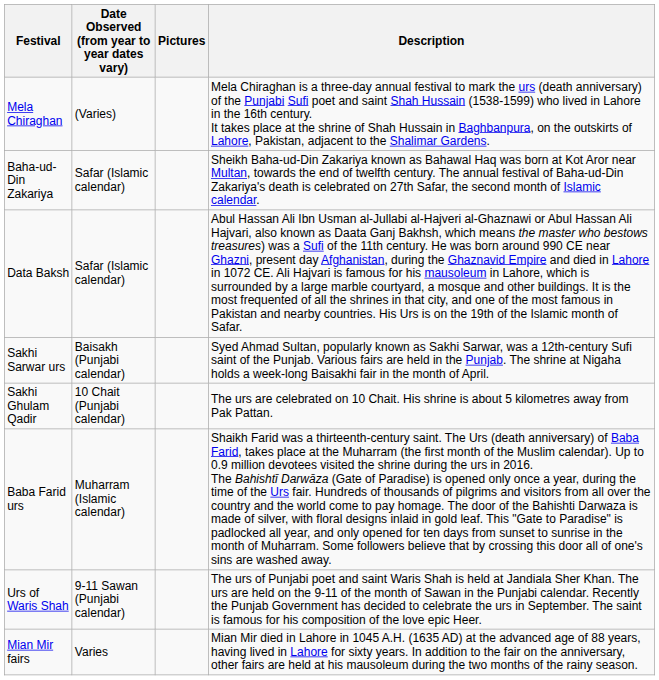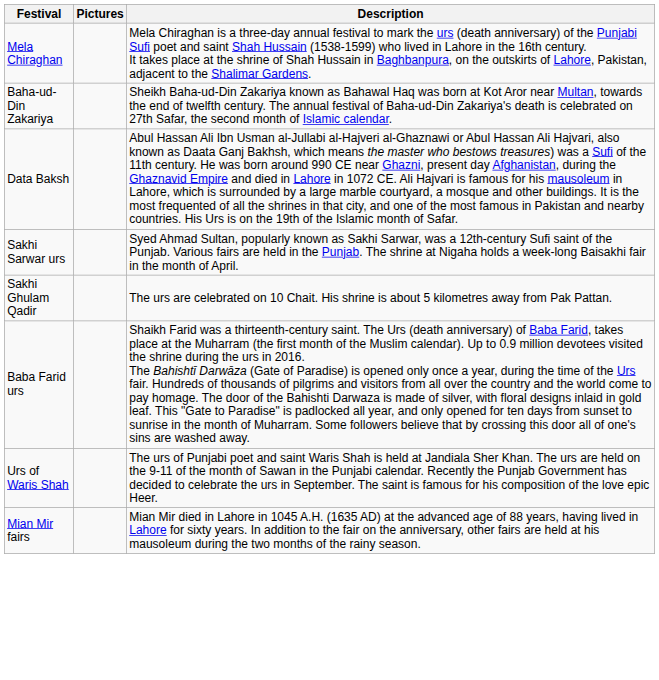- column: (114, 41)
